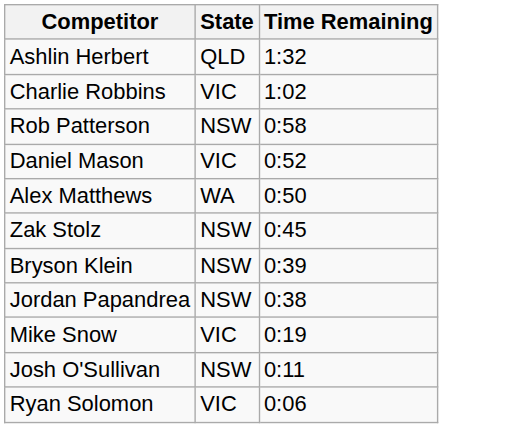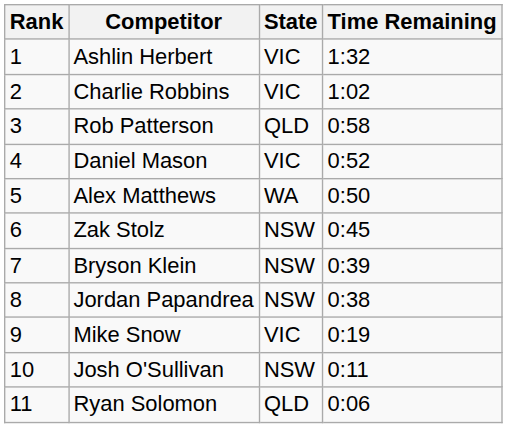+ column: (37, 21)
(223, 56) QLD -> (282, 56) VIC
(226, 126) NSW -> (286, 126) QLD
(218, 404) VIC -> (286, 404) QLD
